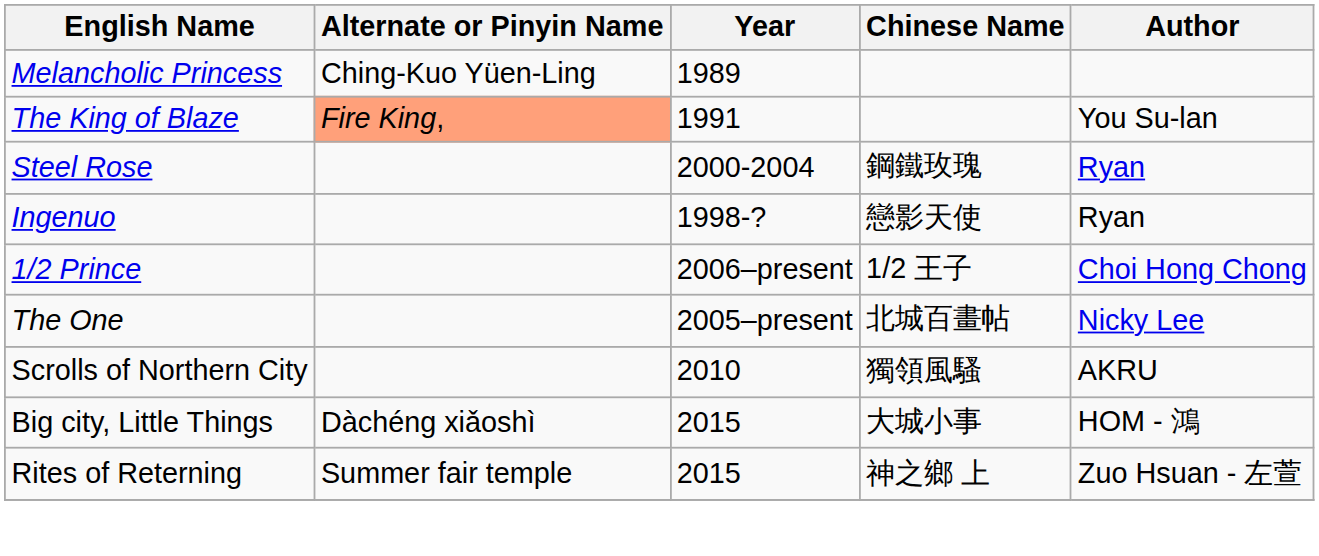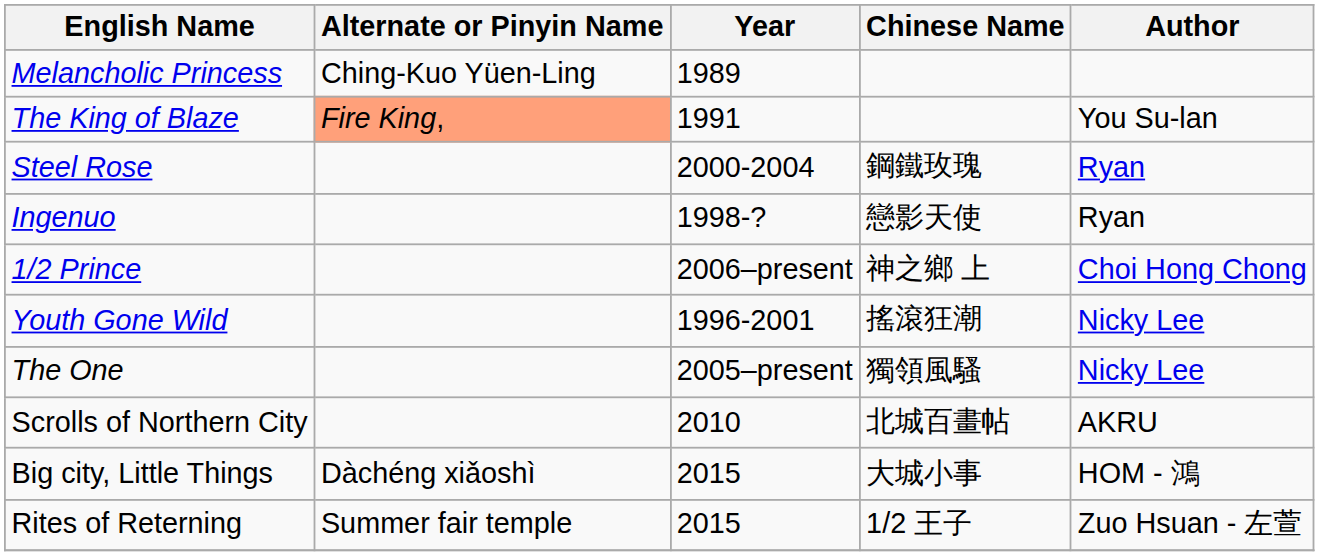(919, 268) 1/2 王子 -> (928, 268) 神之鄉 上
+ row: (119, 320)
(938, 319) 北城百畫帖 -> (924, 370) 獨領風騷
(924, 370) 獨領風騷 -> (938, 421) 北城百畫帖
(928, 472) 神之鄉 上 -> (919, 523) 1/2 王子
